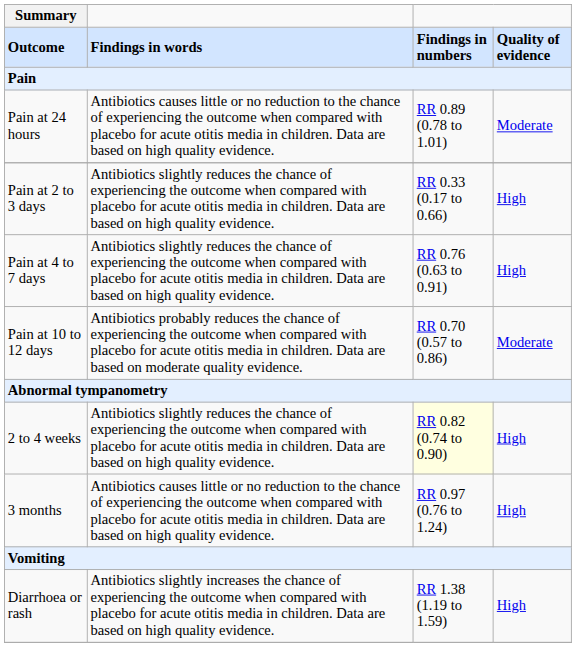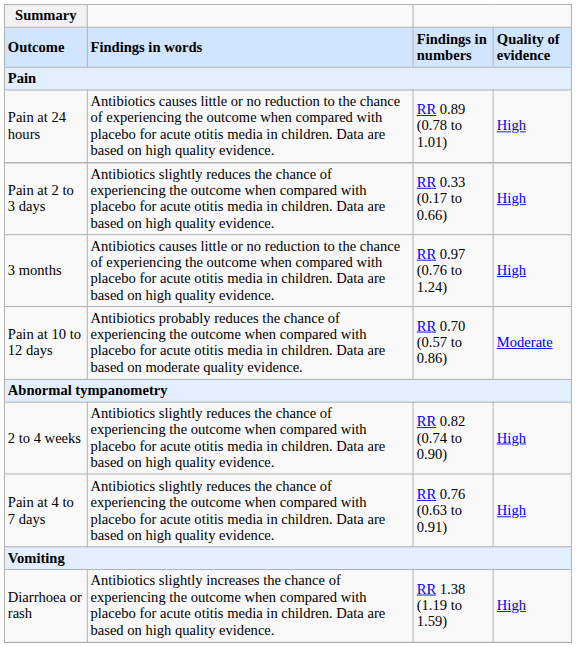(525, 126) Moderate -> (511, 126) High
rows swapped: (41, 270) <-> (35, 510)
(441, 438) lightyellow background -> (441, 438) no background
